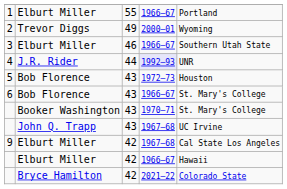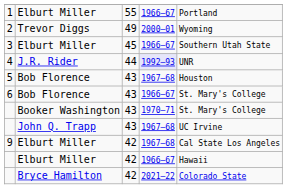(131, 45) 46 -> (131, 45) 45
(158, 78) 1972–73 -> (158, 78) 1967–68
